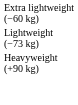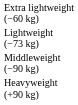+ row: (32, 63)
